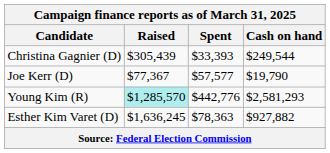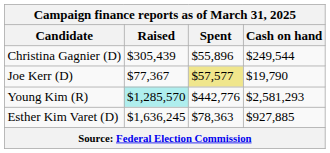(212, 55) $33,393 -> (212, 55) $55,896
(212, 76) no background -> (212, 76) khaki background
(270, 117) $927,882 -> (270, 117) $927,885
